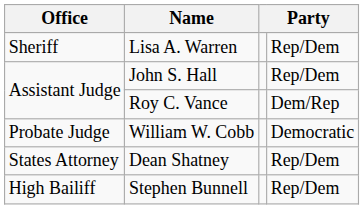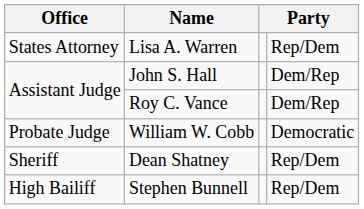(33, 47) Sheriff -> (64, 47) States Attorney
(305, 75) Rep/Dem -> (305, 75) Dem/Rep
(64, 160) States Attorney -> (33, 160) Sheriff
